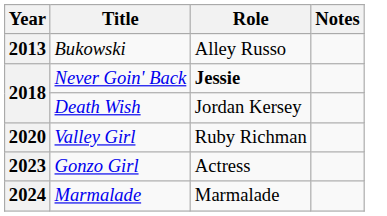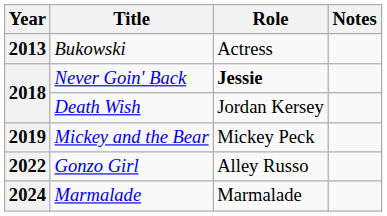(241, 48) Alley Russo -> (245, 48) Actress
+ row: (132, 136)
- row: (95, 136)
(27, 166) 2023 -> (27, 166) 2022
(223, 166) Actress -> (263, 166) Alley Russo
